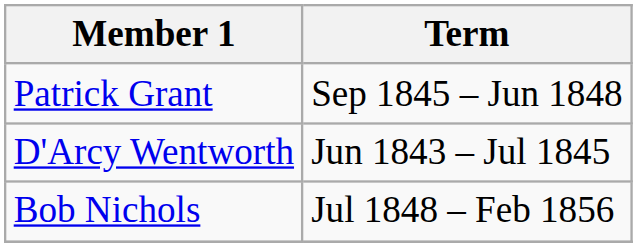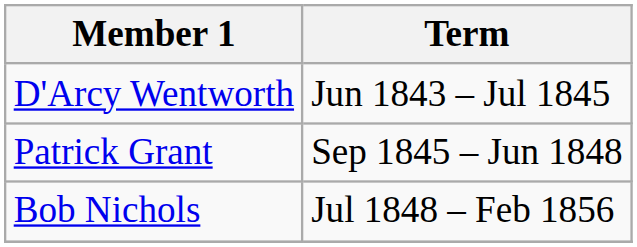rows swapped: (154, 151) <-> (113, 92)
